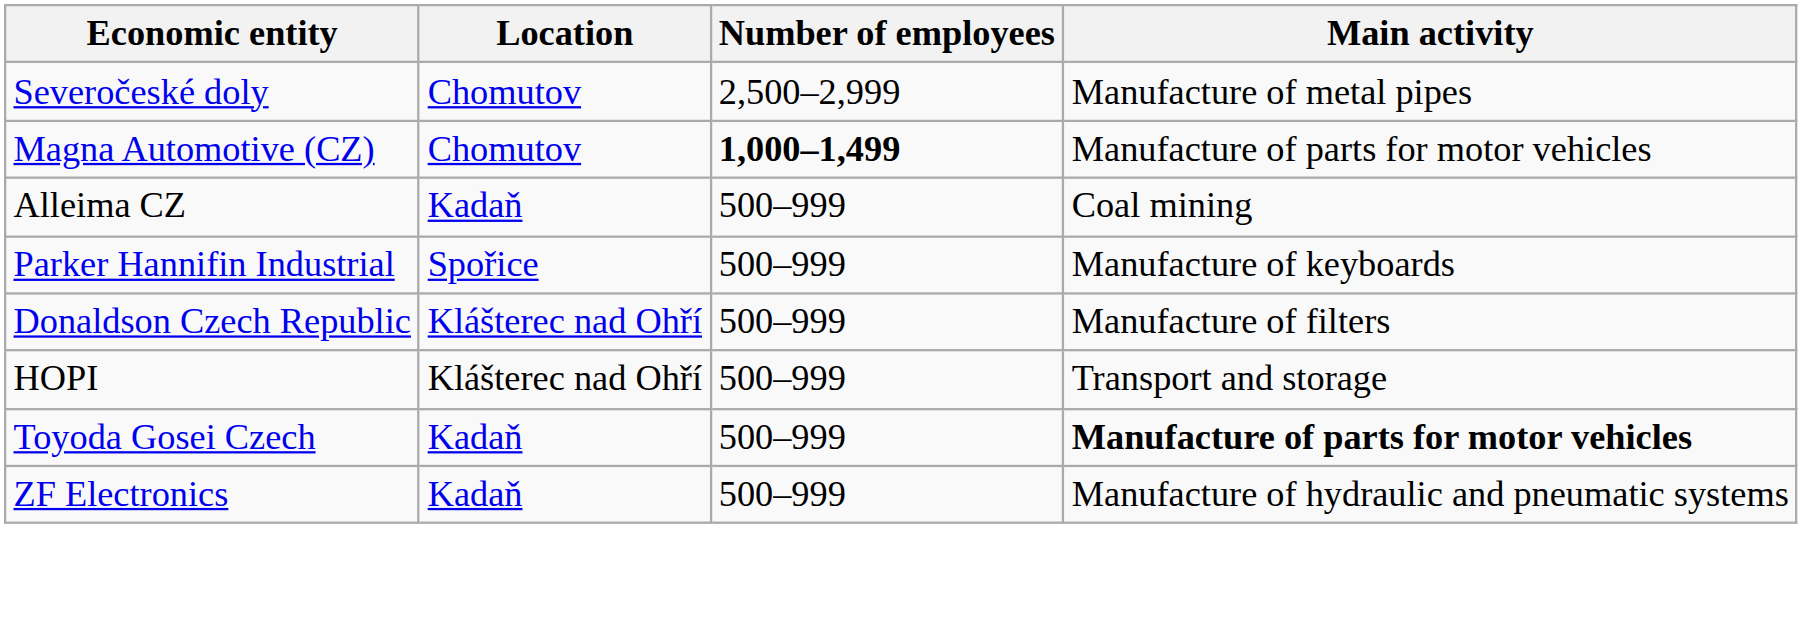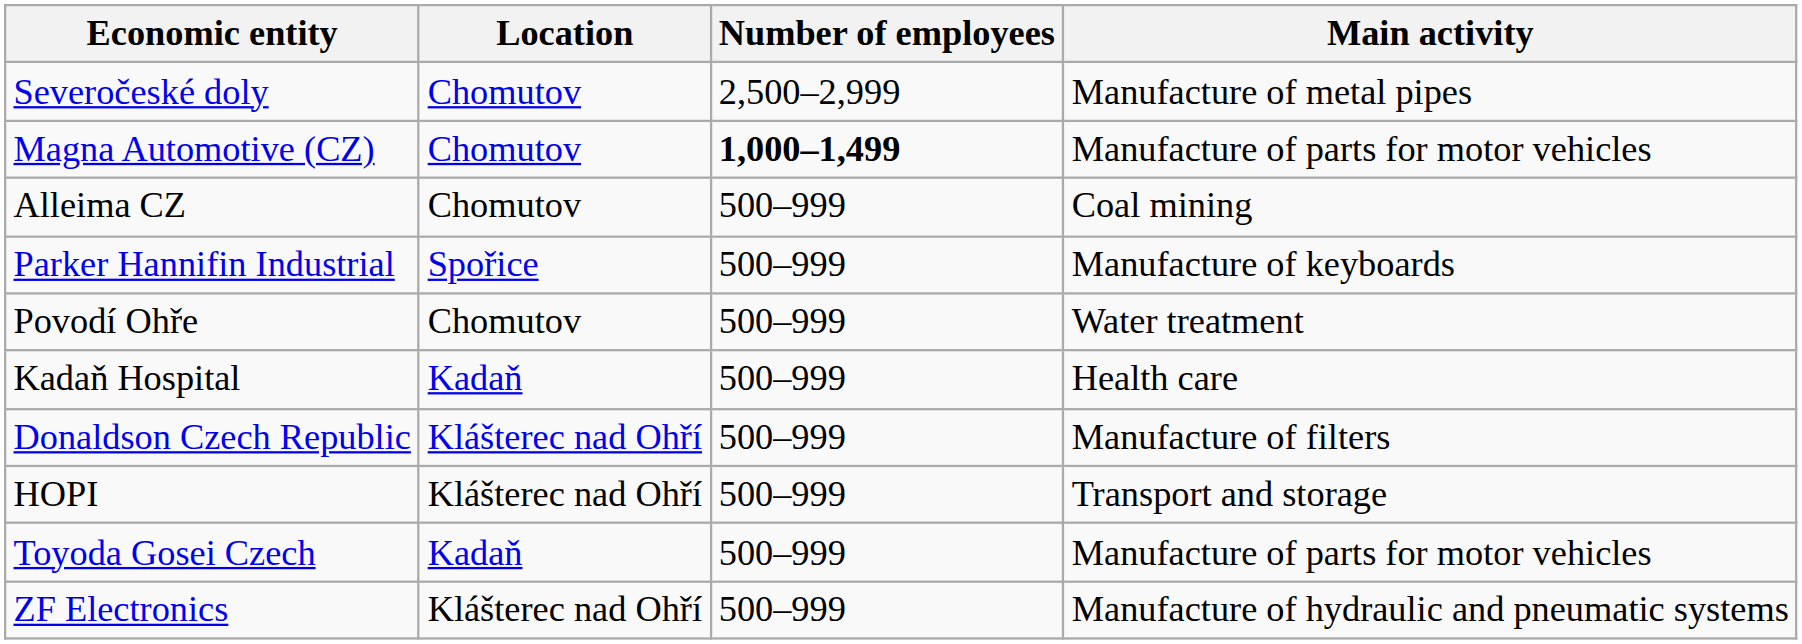(475, 206) Kadaň -> (504, 206) Chomutov
+ row: (106, 321)
+ row: (127, 378)
(1382, 436) bold -> (1362, 551) normal
(475, 494) Kadaň -> (565, 609) Klášterec nad Ohří
